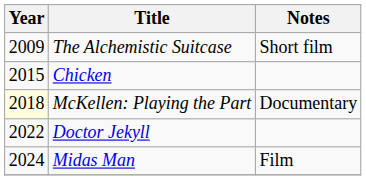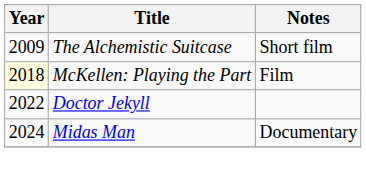- row: (82, 75)
(308, 103) Documentary -> (277, 75) Film
(277, 160) Film -> (308, 132) Documentary
